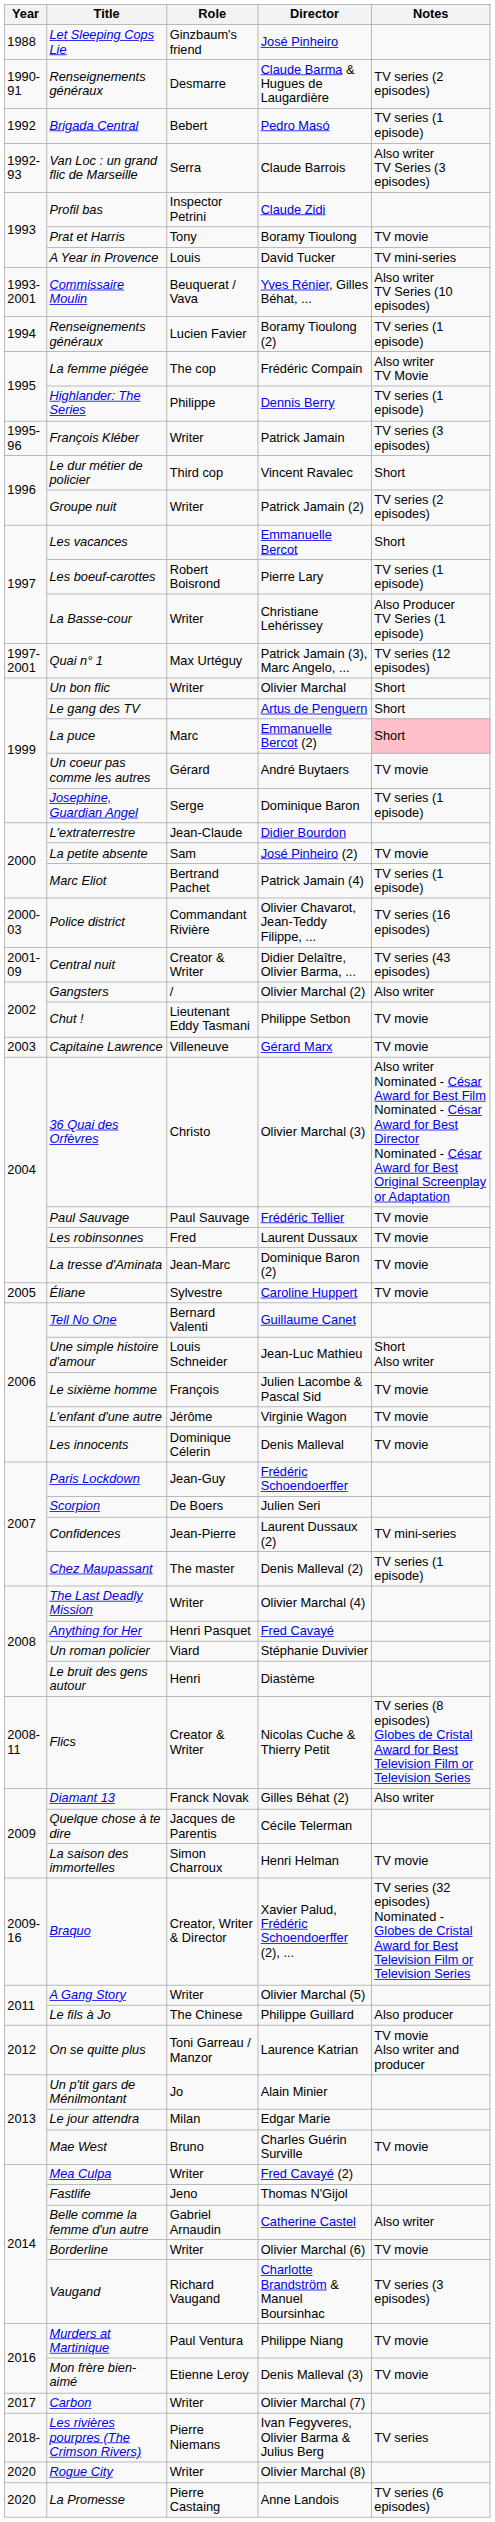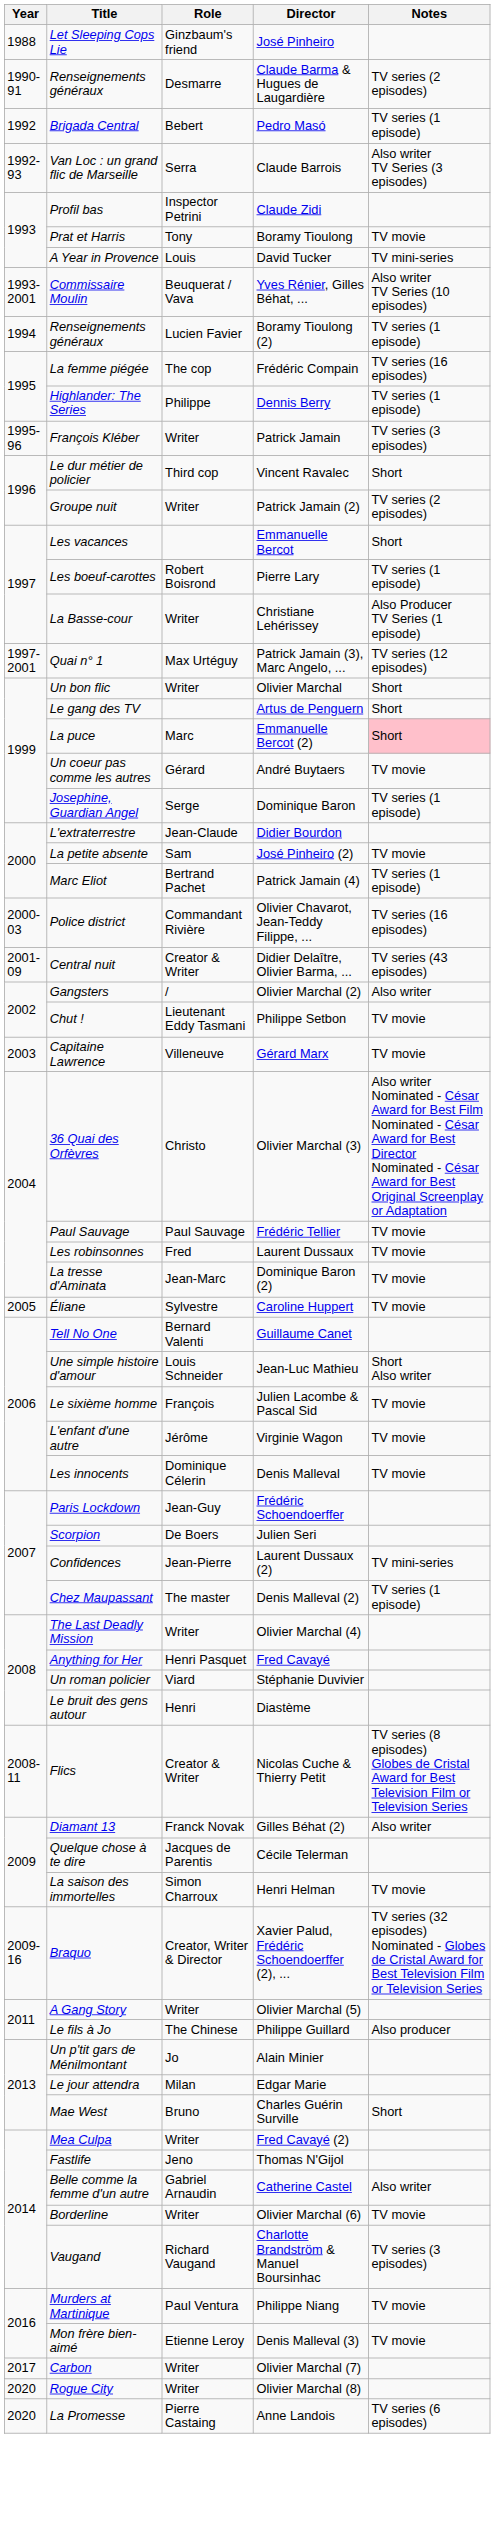(404, 368) Also writer TV Movie -> (410, 368) TV series (16 episodes)
- row: (309, 2050)
(401, 2147) TV movie -> (387, 2112) Short
- row: (306, 2437)
